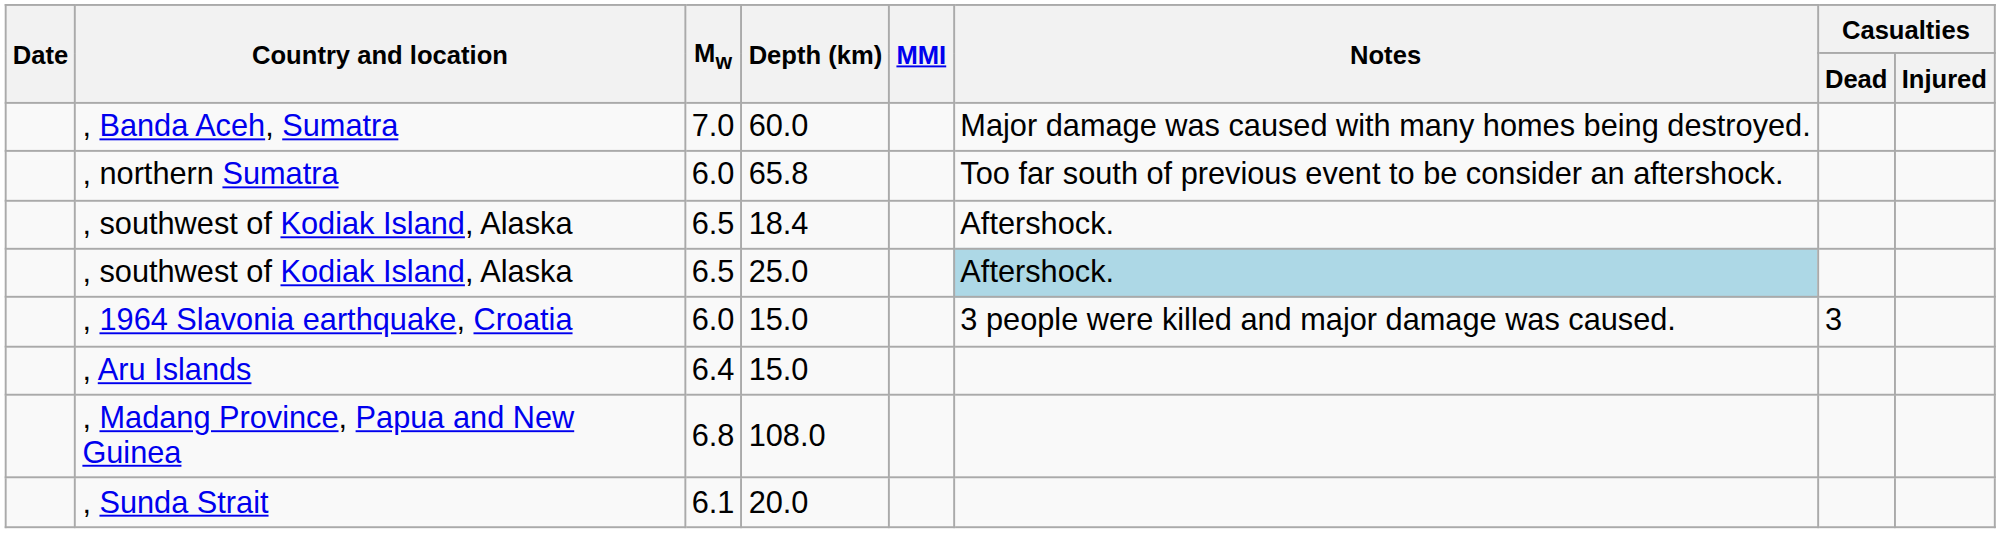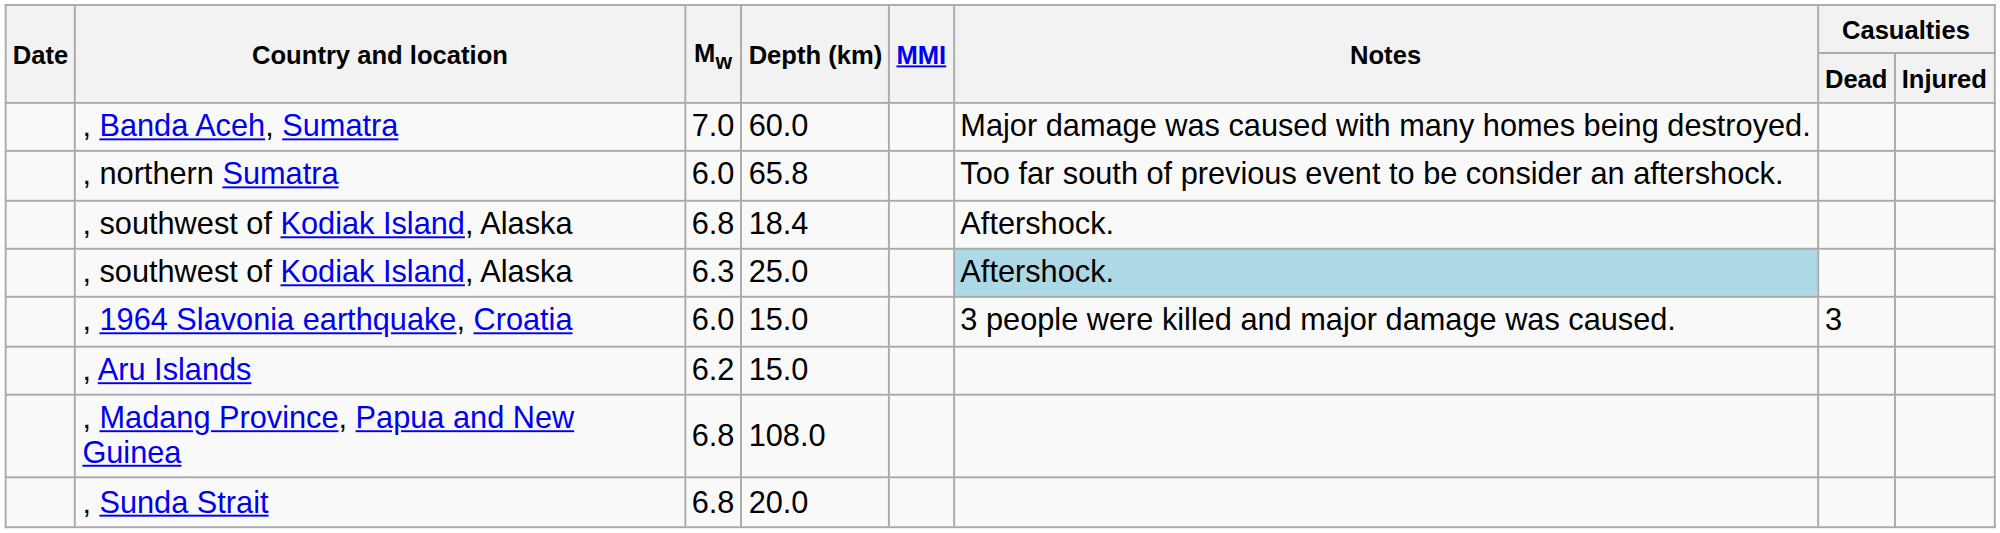(713, 223) 6.5 -> (713, 223) 6.8
(713, 272) 6.5 -> (713, 272) 6.3
(713, 369) 6.4 -> (713, 369) 6.2
(713, 501) 6.1 -> (713, 501) 6.8
